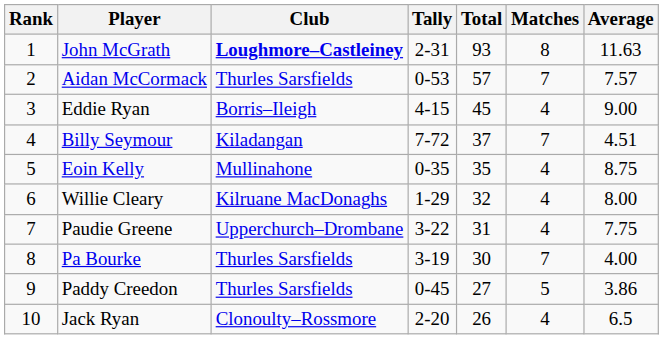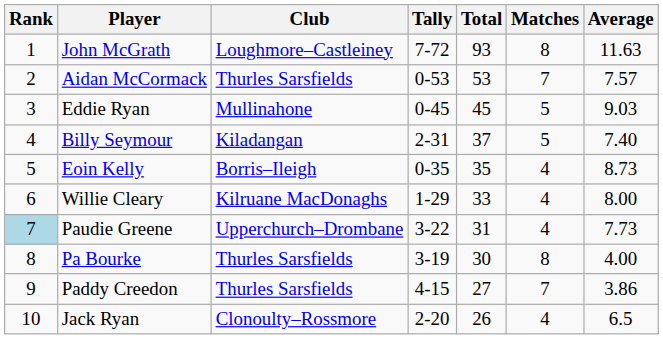(309, 49) bold -> (304, 49) normal
(432, 49) 2-31 -> (432, 49) 7-72
(482, 79) 57 -> (482, 79) 53
(266, 109) Borris–Ileigh -> (264, 109) Mullinahone
(432, 109) 4-15 -> (432, 109) 0-45
(545, 109) 4 -> (545, 109) 5
(621, 109) 9.00 -> (621, 109) 9.03
(432, 139) 7-72 -> (432, 139) 2-31
(545, 139) 7 -> (545, 139) 5
(621, 139) 4.51 -> (621, 139) 7.40
(264, 169) Mullinahone -> (266, 169) Borris–Ileigh
(621, 169) 8.75 -> (621, 169) 8.73
(482, 199) 32 -> (482, 199) 33
(31, 229) no background -> (31, 229) lightblue background
(621, 229) 7.75 -> (621, 229) 7.73
(545, 259) 7 -> (545, 259) 8
(432, 288) 0-45 -> (432, 288) 4-15
(545, 288) 5 -> (545, 288) 7
